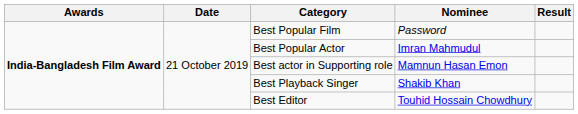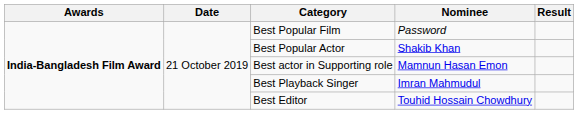(439, 48) Imran Mahmudul -> (429, 48) Shakib Khan
(429, 83) Shakib Khan -> (439, 83) Imran Mahmudul
